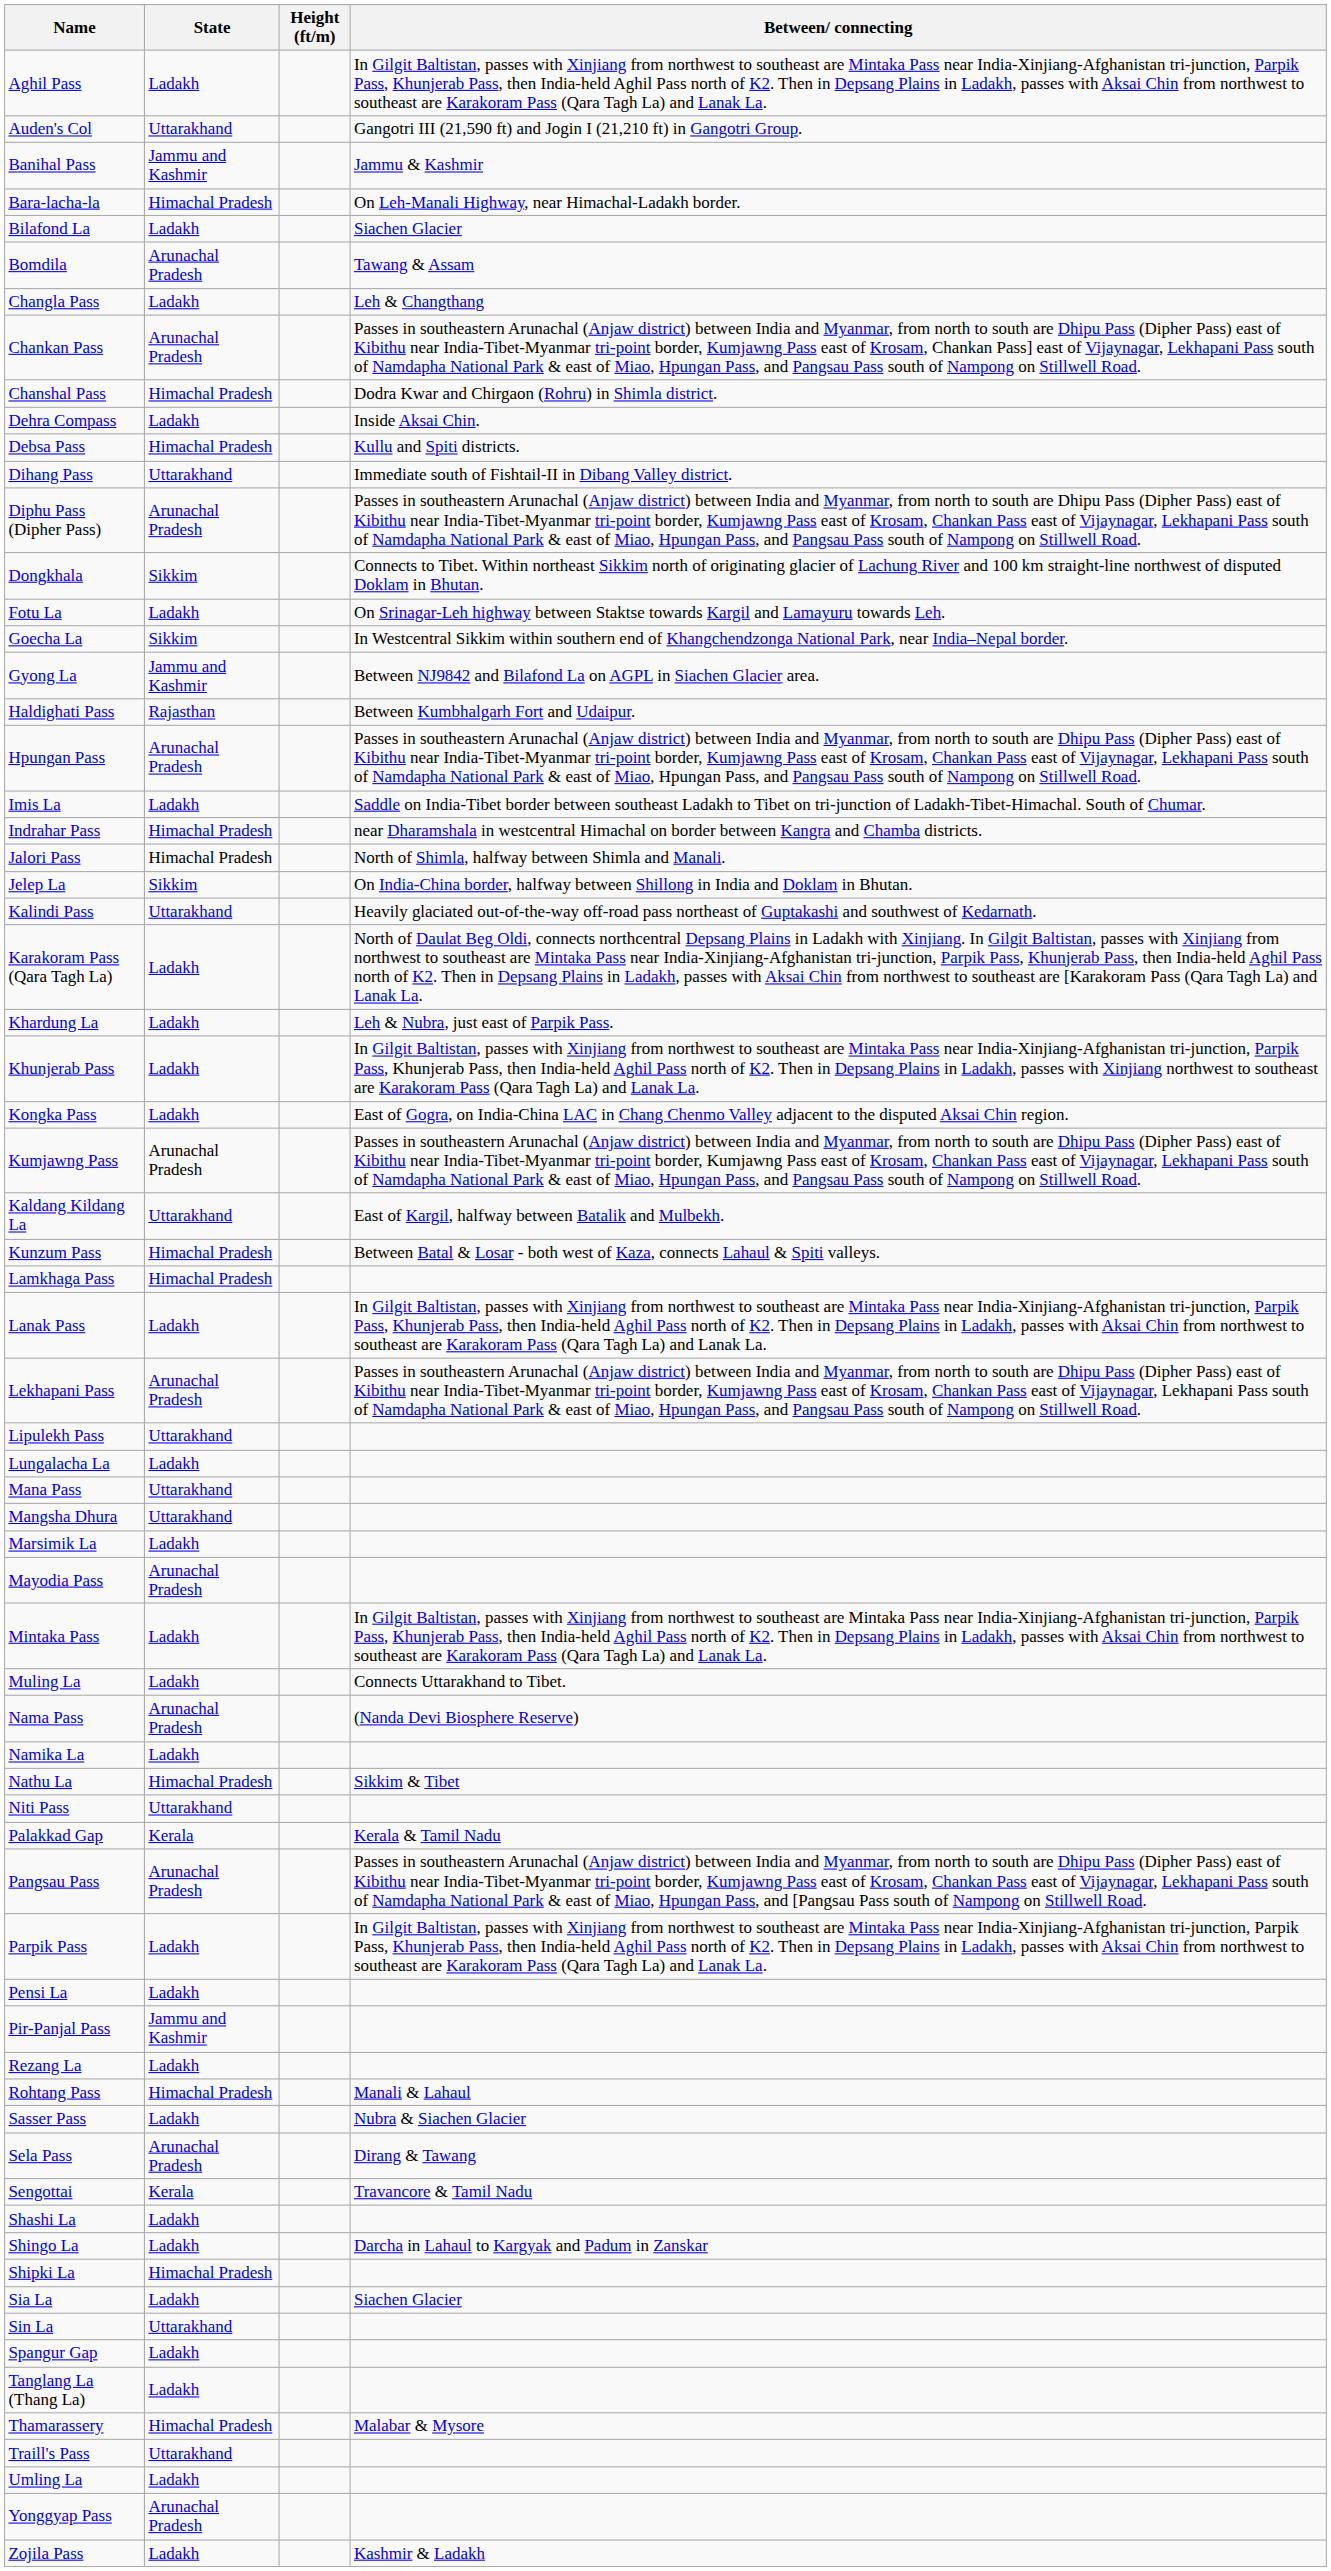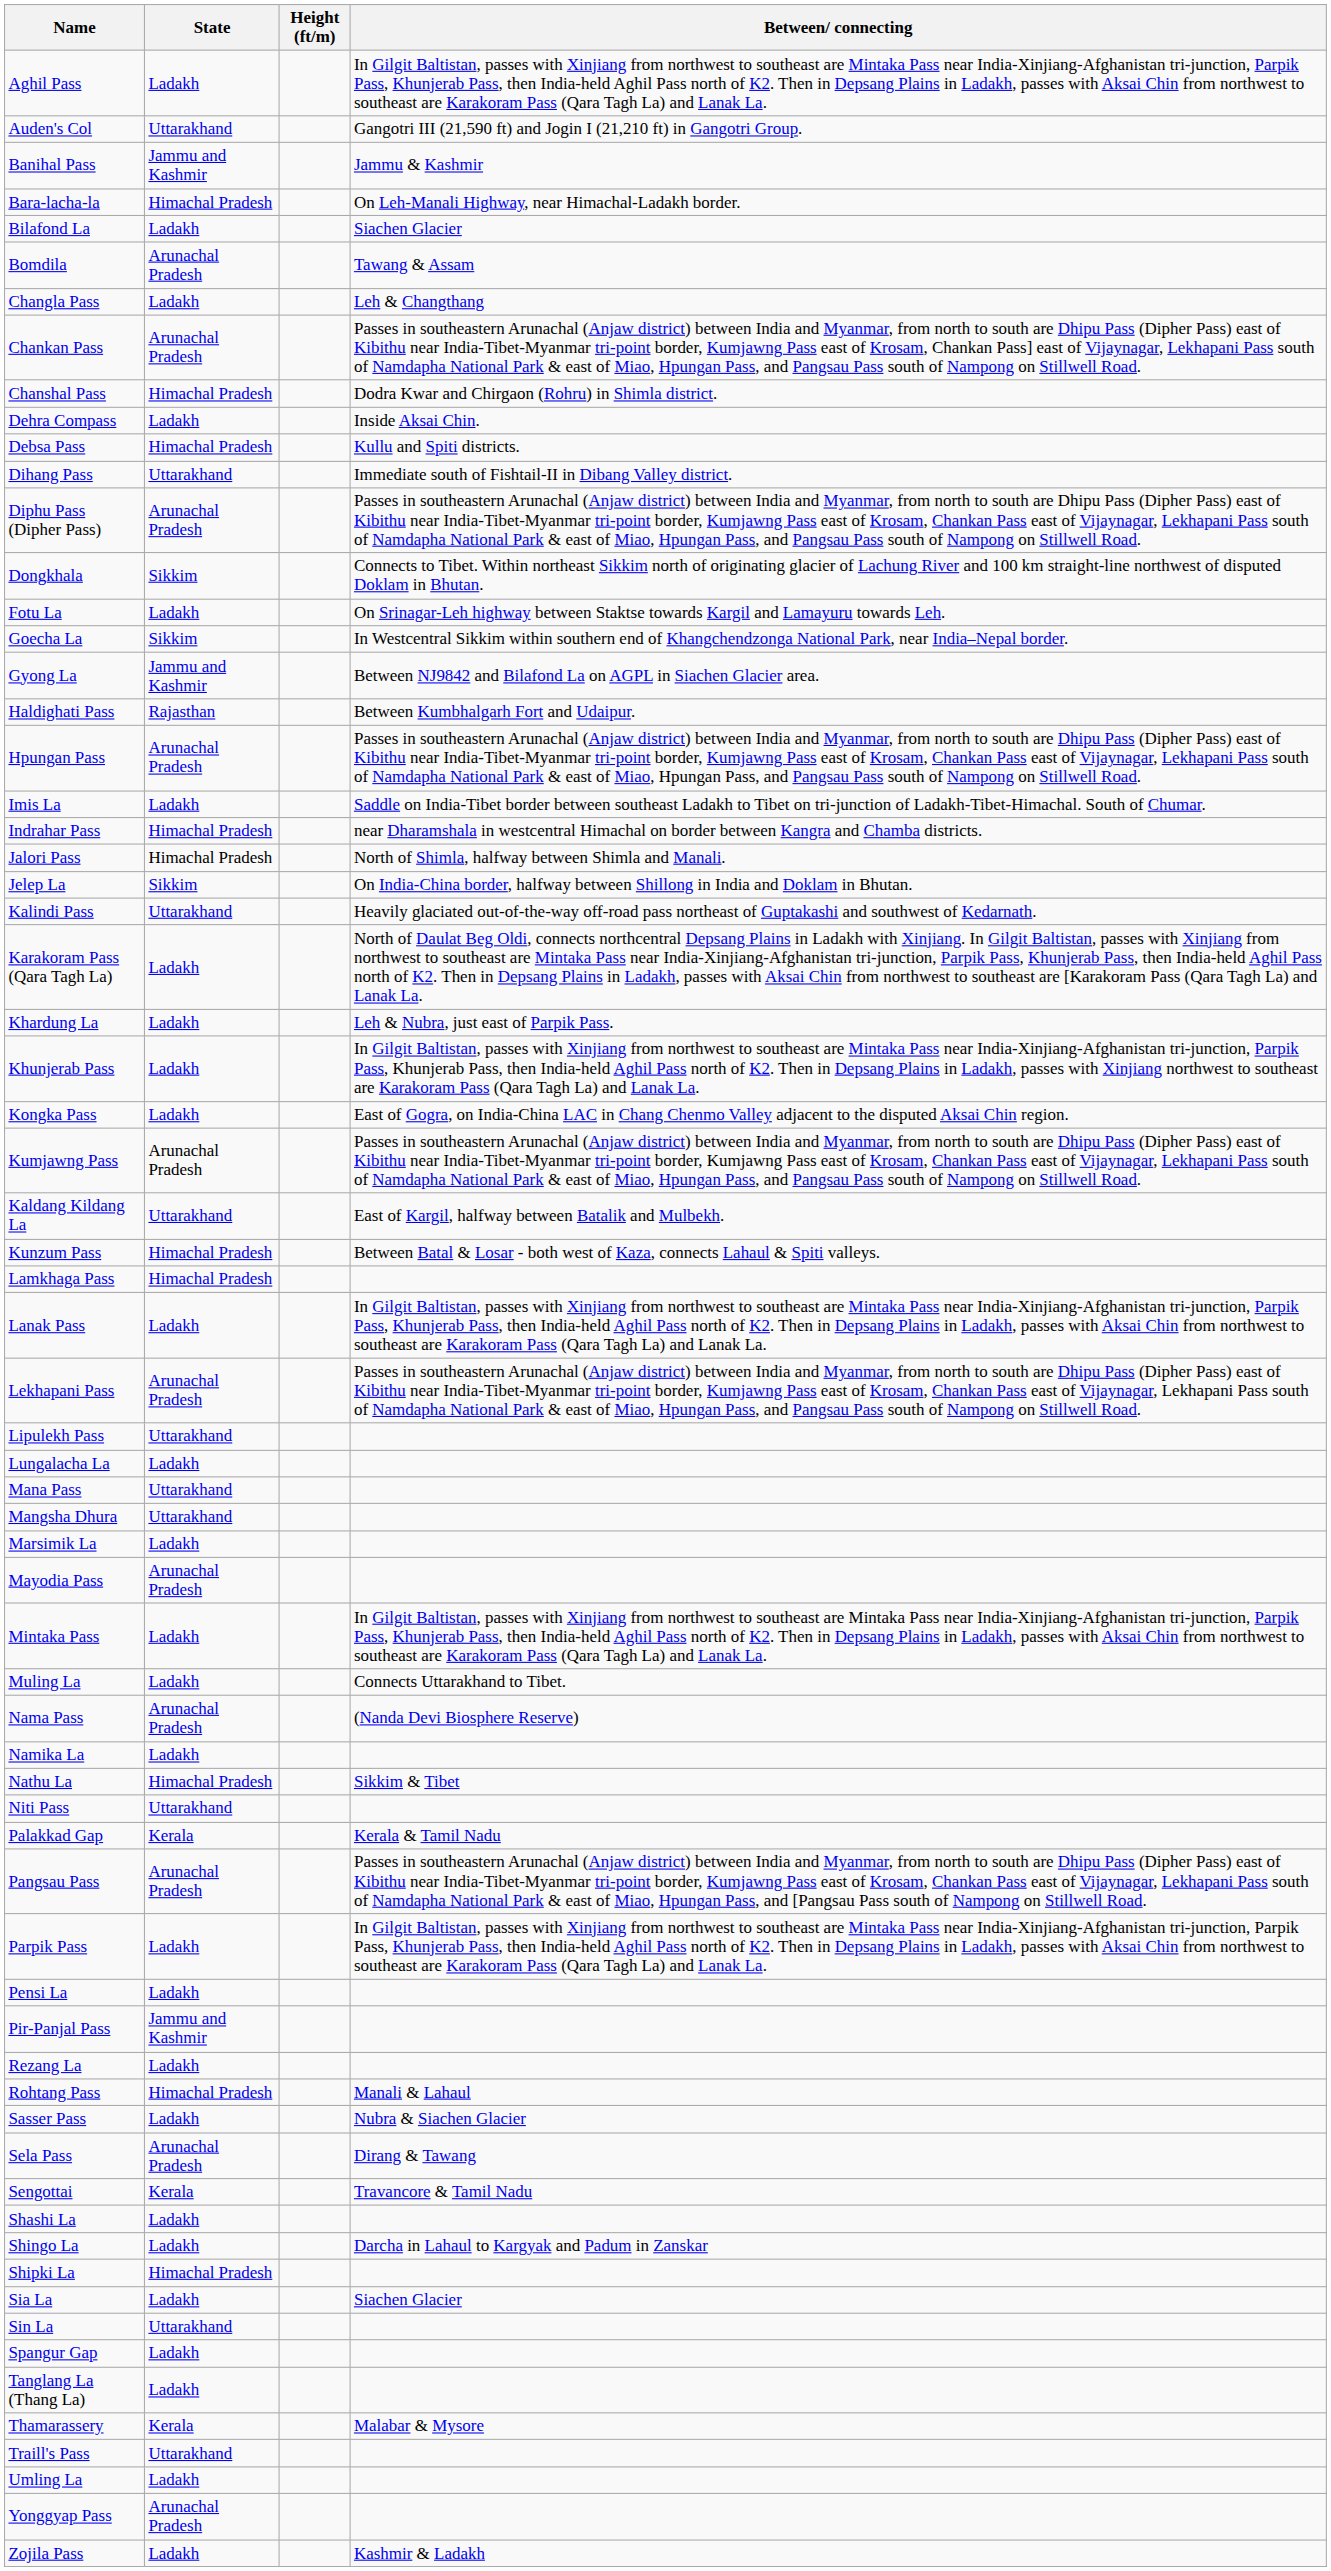(210, 2426) Himachal Pradesh -> (171, 2426) Kerala
